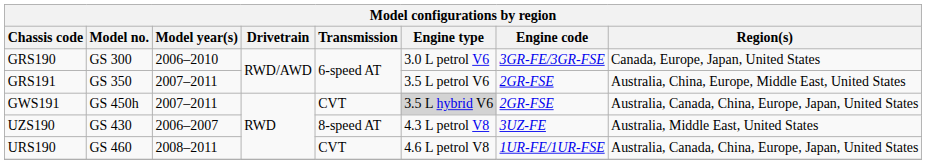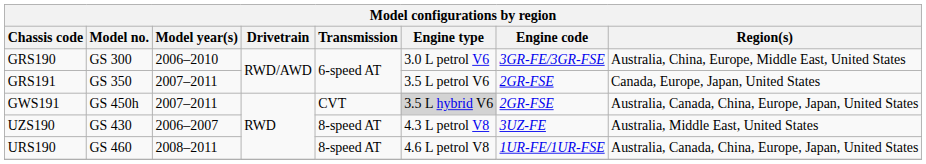(716, 59) Canada, Europe, Japan, United States -> (758, 59) Australia, China, Europe, Middle East, United States
(758, 81) Australia, China, Europe, Middle East, United States -> (716, 81) Canada, Europe, Japan, United States
(332, 147) CVT -> (350, 147) 8-speed AT
